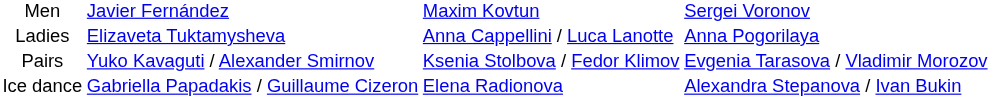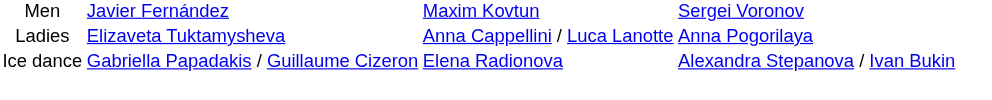- row: (42, 61)
